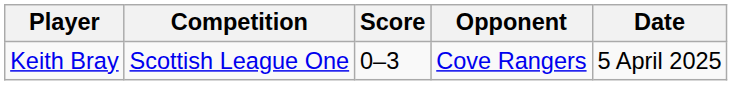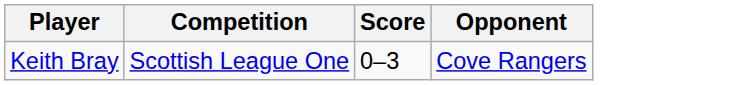- column: (660, 23)
